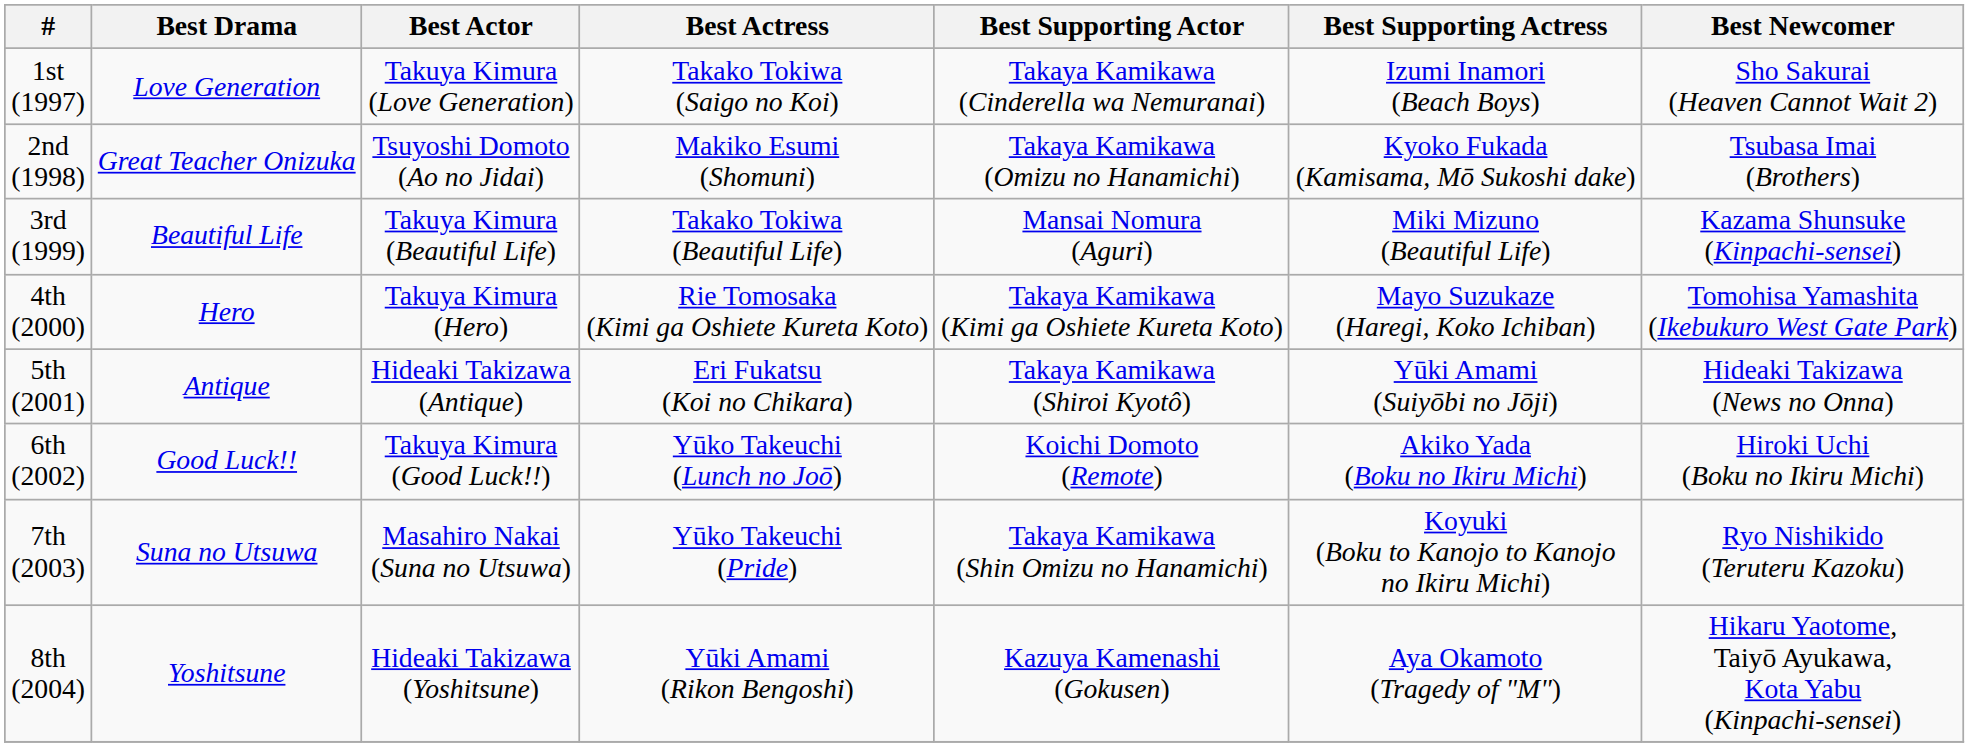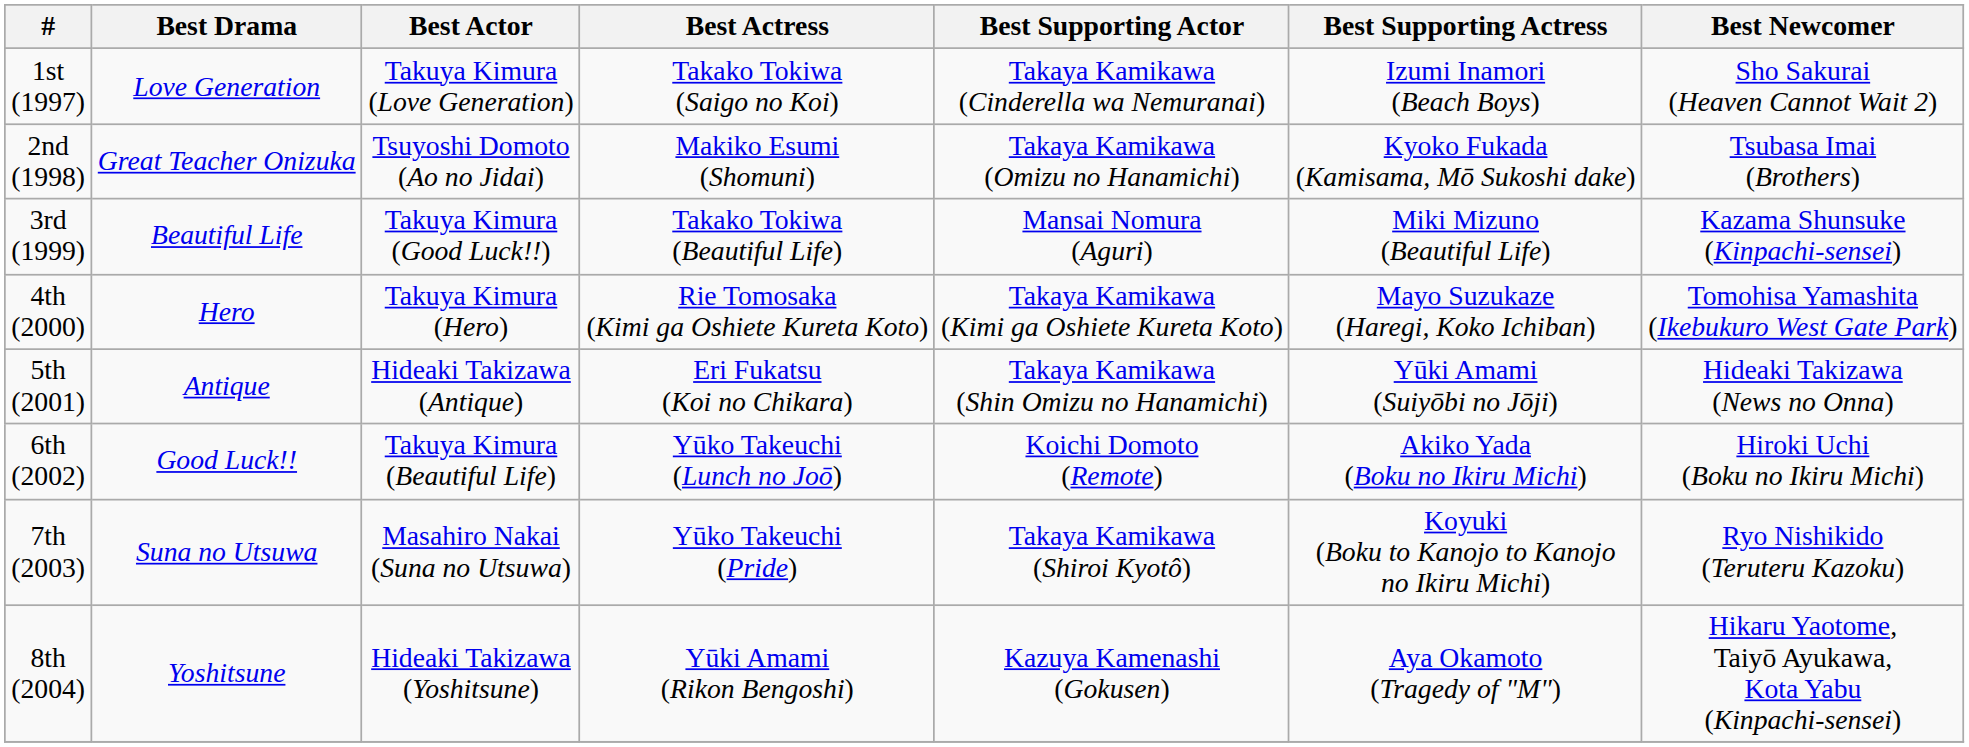(471, 235) Takuya Kimura (Beautiful Life) -> (471, 235) Takuya Kimura (Good Luck!!)
(1112, 386) Takaya Kamikawa (Shiroi Kyotô) -> (1112, 386) Takaya Kamikawa (Shin Omizu no Hanamichi)
(471, 461) Takuya Kimura (Good Luck!!) -> (471, 461) Takuya Kimura (Beautiful Life)
(1112, 551) Takaya Kamikawa (Shin Omizu no Hanamichi) -> (1112, 551) Takaya Kamikawa (Shiroi Kyotô)
